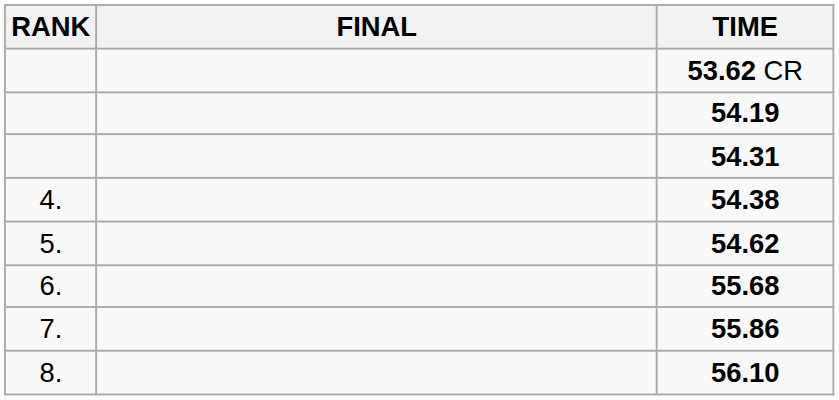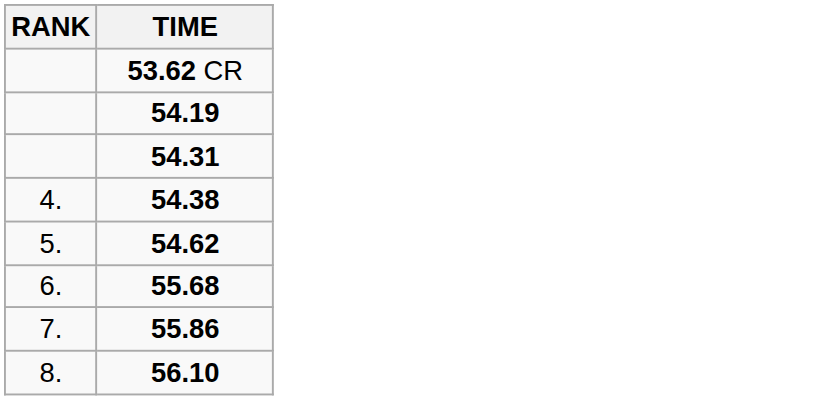- column: (377, 27)
